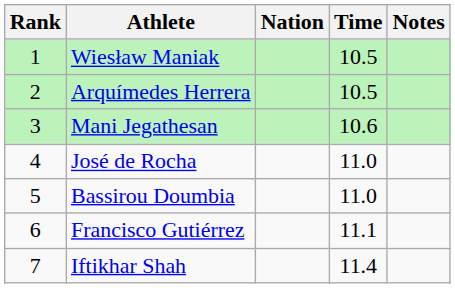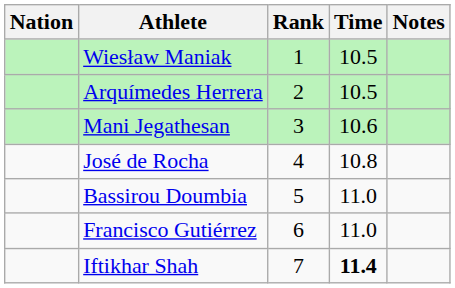columns swapped: (35, 21) <-> (292, 21)
(358, 160) 11.0 -> (358, 160) 10.8
(358, 230) 11.1 -> (358, 230) 11.0
(358, 265) normal -> (358, 265) bold
